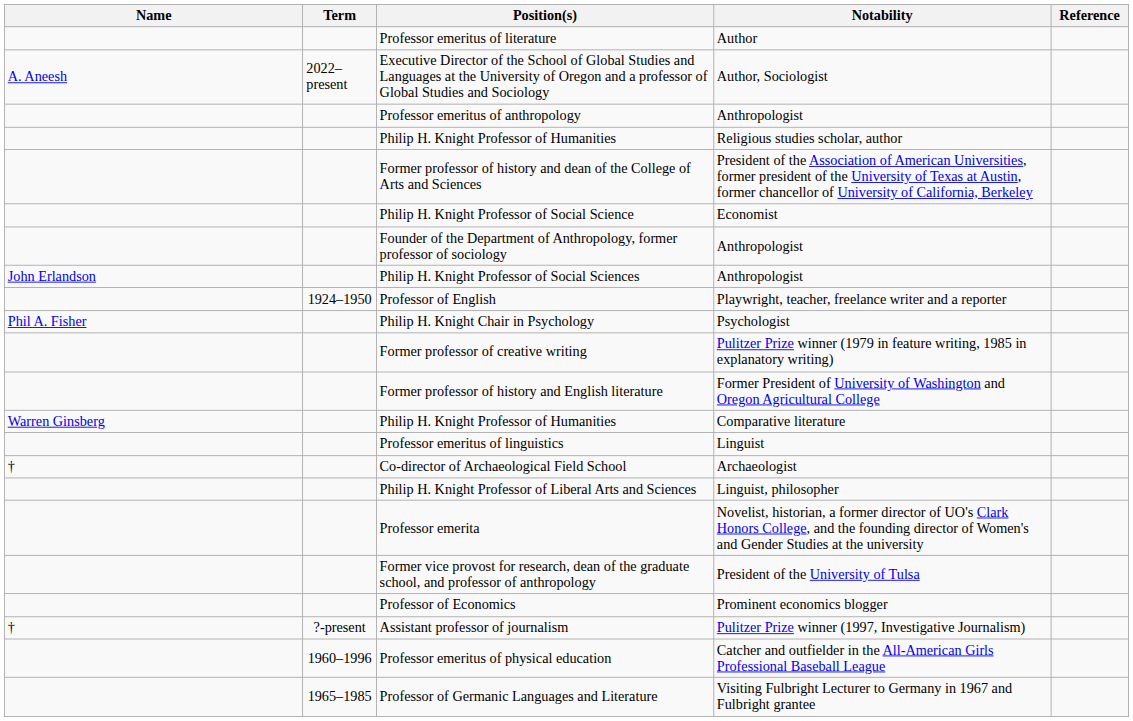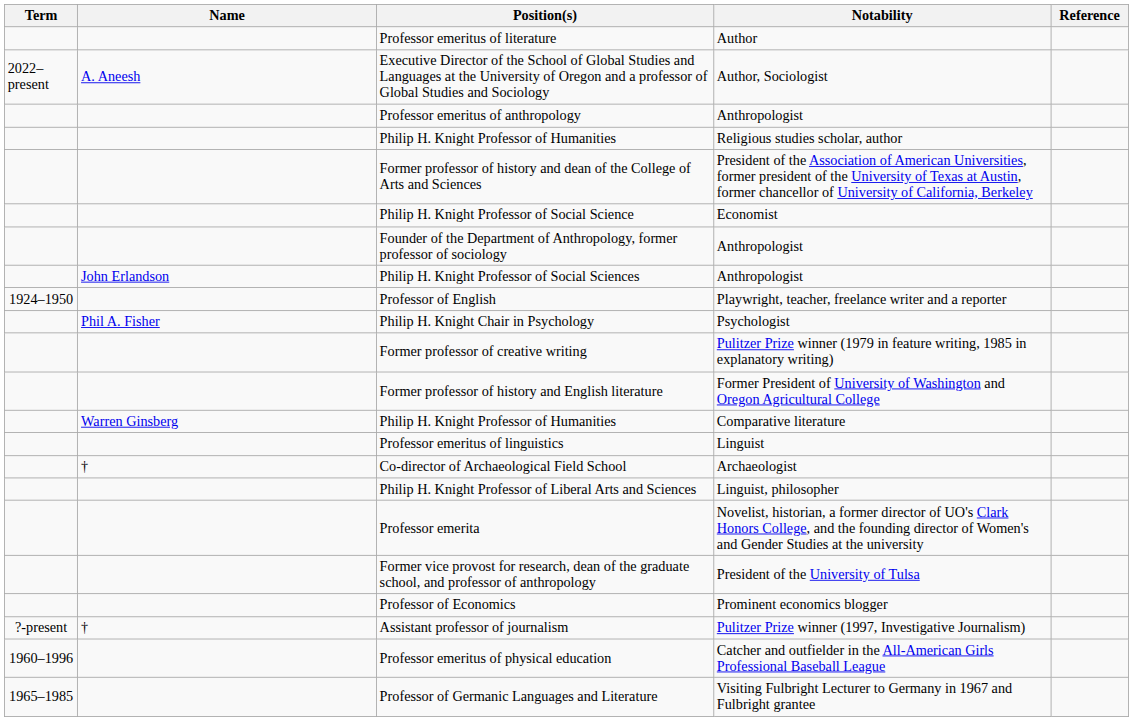columns swapped: (154, 15) <-> (340, 15)
